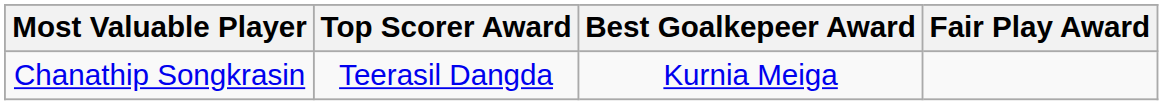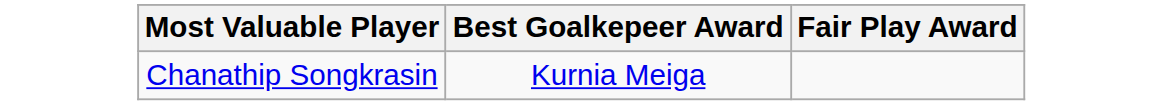- column: (446, 27)
